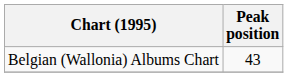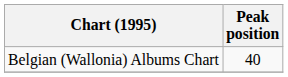(253, 59) 43 -> (253, 59) 40
